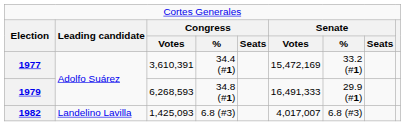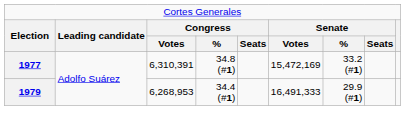(171, 65) 3,610,391 -> (171, 65) 6,310,391
(226, 65) 34.4 (#1) -> (226, 65) 34.8 (#1)
(171, 92) 6,268,593 -> (171, 92) 6,268,953
(226, 92) 34.8 (#1) -> (226, 92) 34.4 (#1)
- row: (30, 113)
